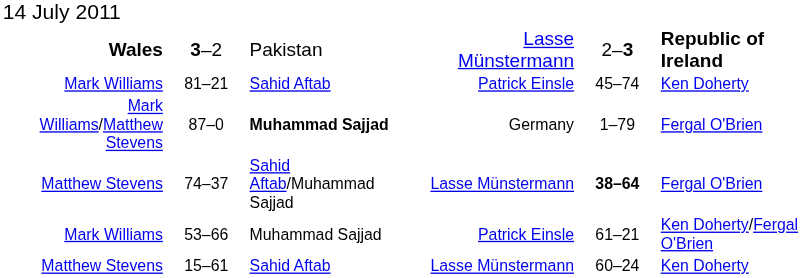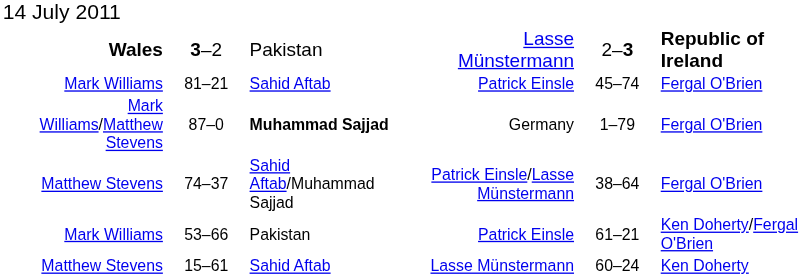(705, 84) Ken Doherty -> (712, 84) Fergal O'Brien
(502, 184) Lasse Münstermann -> (503, 184) Patrick Einsle/Lasse Münstermann
(617, 184) bold -> (617, 184) normal
(316, 234) Muhammad Sajjad -> (280, 234) Pakistan
